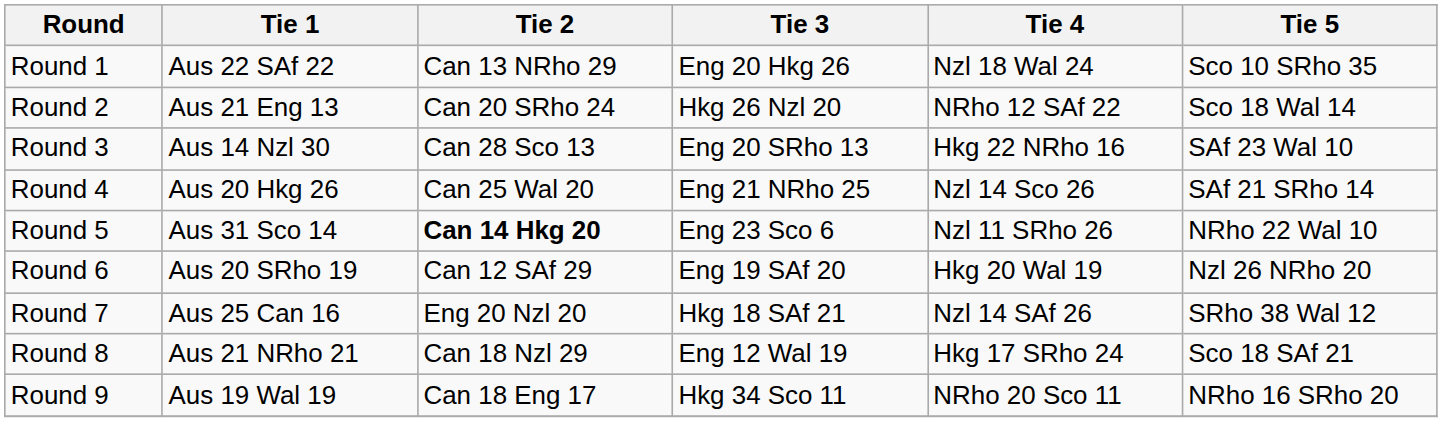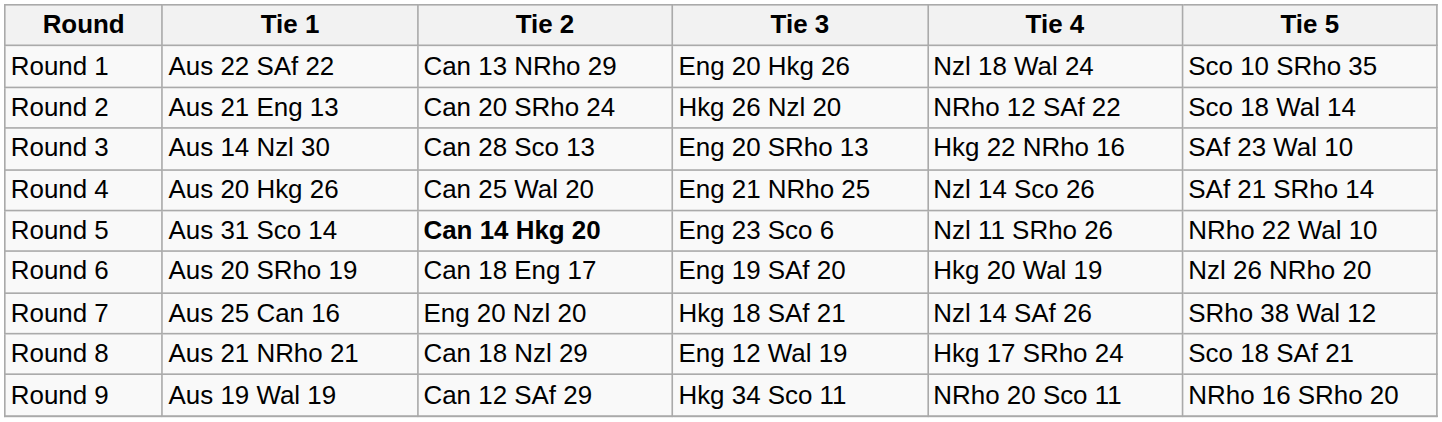(508, 271) Can 12 SAf 29 -> (510, 271) Can 18 Eng 17
(510, 395) Can 18 Eng 17 -> (508, 395) Can 12 SAf 29
